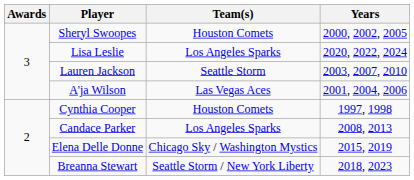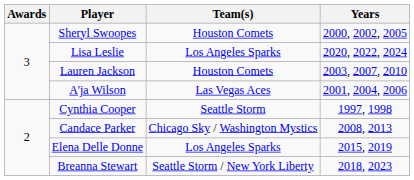(233, 71) Seattle Storm -> (233, 71) Houston Comets
(233, 109) Houston Comets -> (233, 109) Seattle Storm
(233, 128) Los Angeles Sparks -> (233, 128) Chicago Sky / Washington Mystics
(233, 147) Chicago Sky / Washington Mystics -> (233, 147) Los Angeles Sparks
